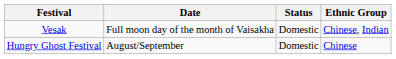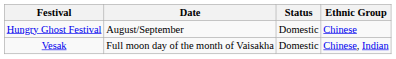rows swapped: (54, 45) <-> (54, 29)
